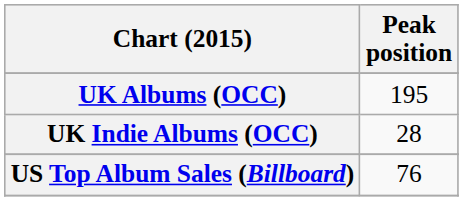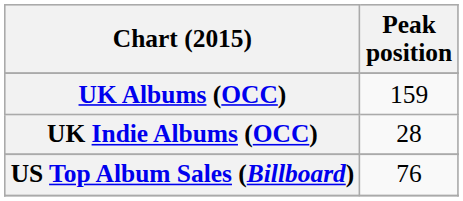(409, 93) 195 -> (409, 93) 159
